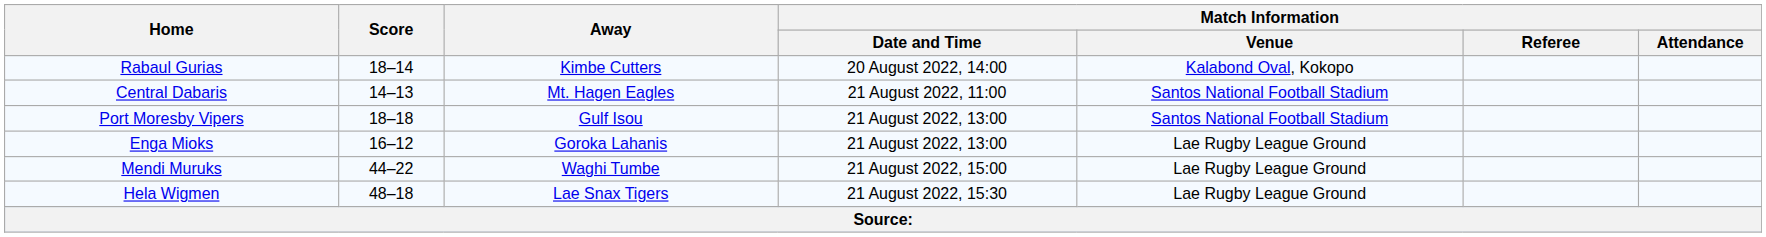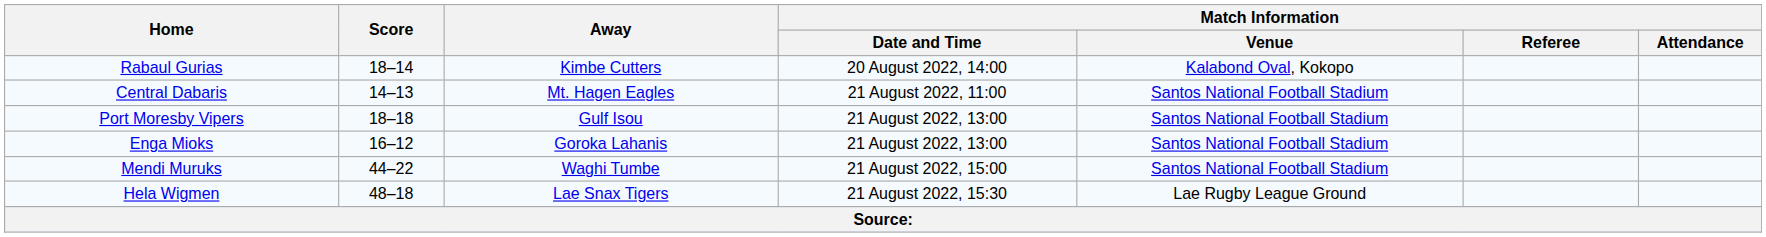(1270, 144) Lae Rugby League Ground -> (1270, 144) Santos National Football Stadium
(1270, 169) Lae Rugby League Ground -> (1270, 169) Santos National Football Stadium
